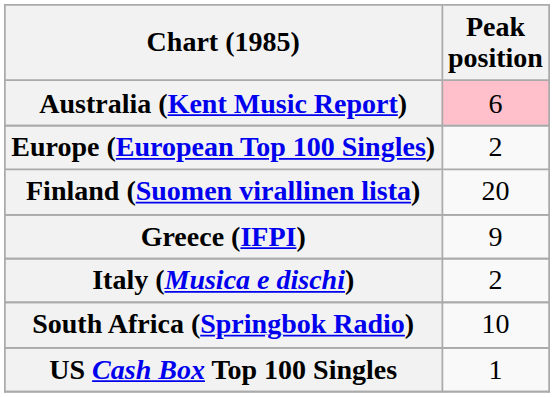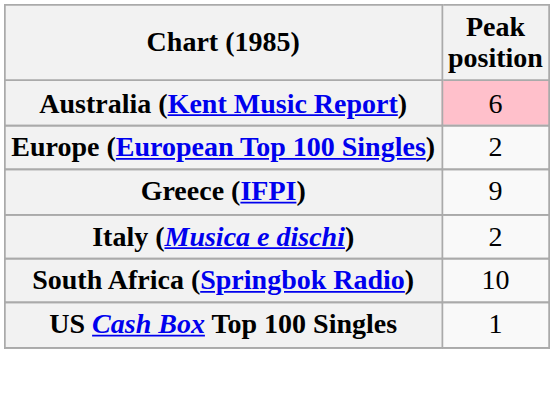- row: (223, 191)
